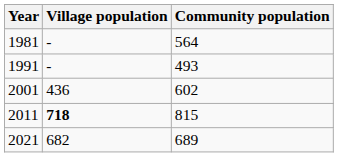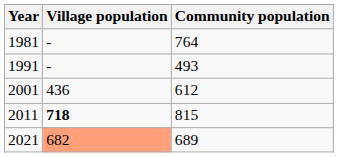(187, 41) 564 -> (187, 41) 764
(187, 90) 602 -> (187, 90) 612
(58, 139) no background -> (58, 139) lightsalmon background
